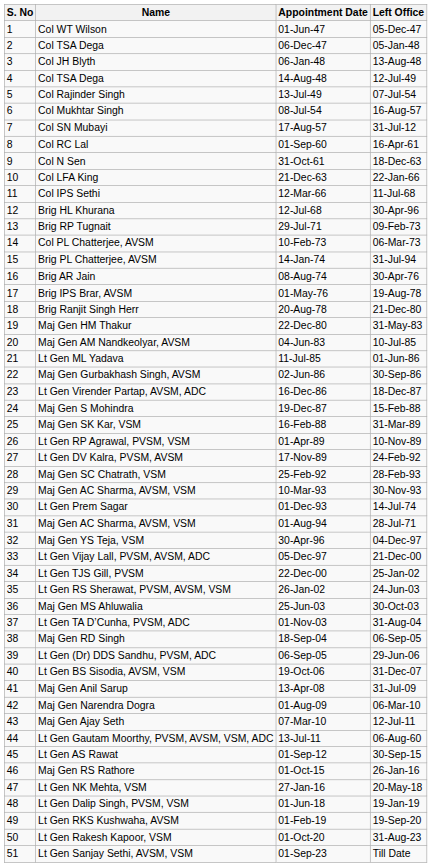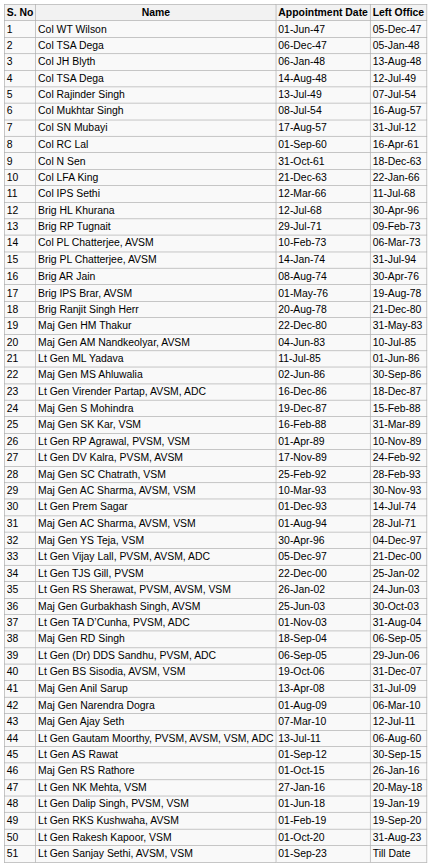(119, 375) Maj Gen Gurbakhash Singh, AVSM -> (90, 375) Maj Gen MS Ahluwalia
(90, 606) Maj Gen MS Ahluwalia -> (119, 606) Maj Gen Gurbakhash Singh, AVSM
